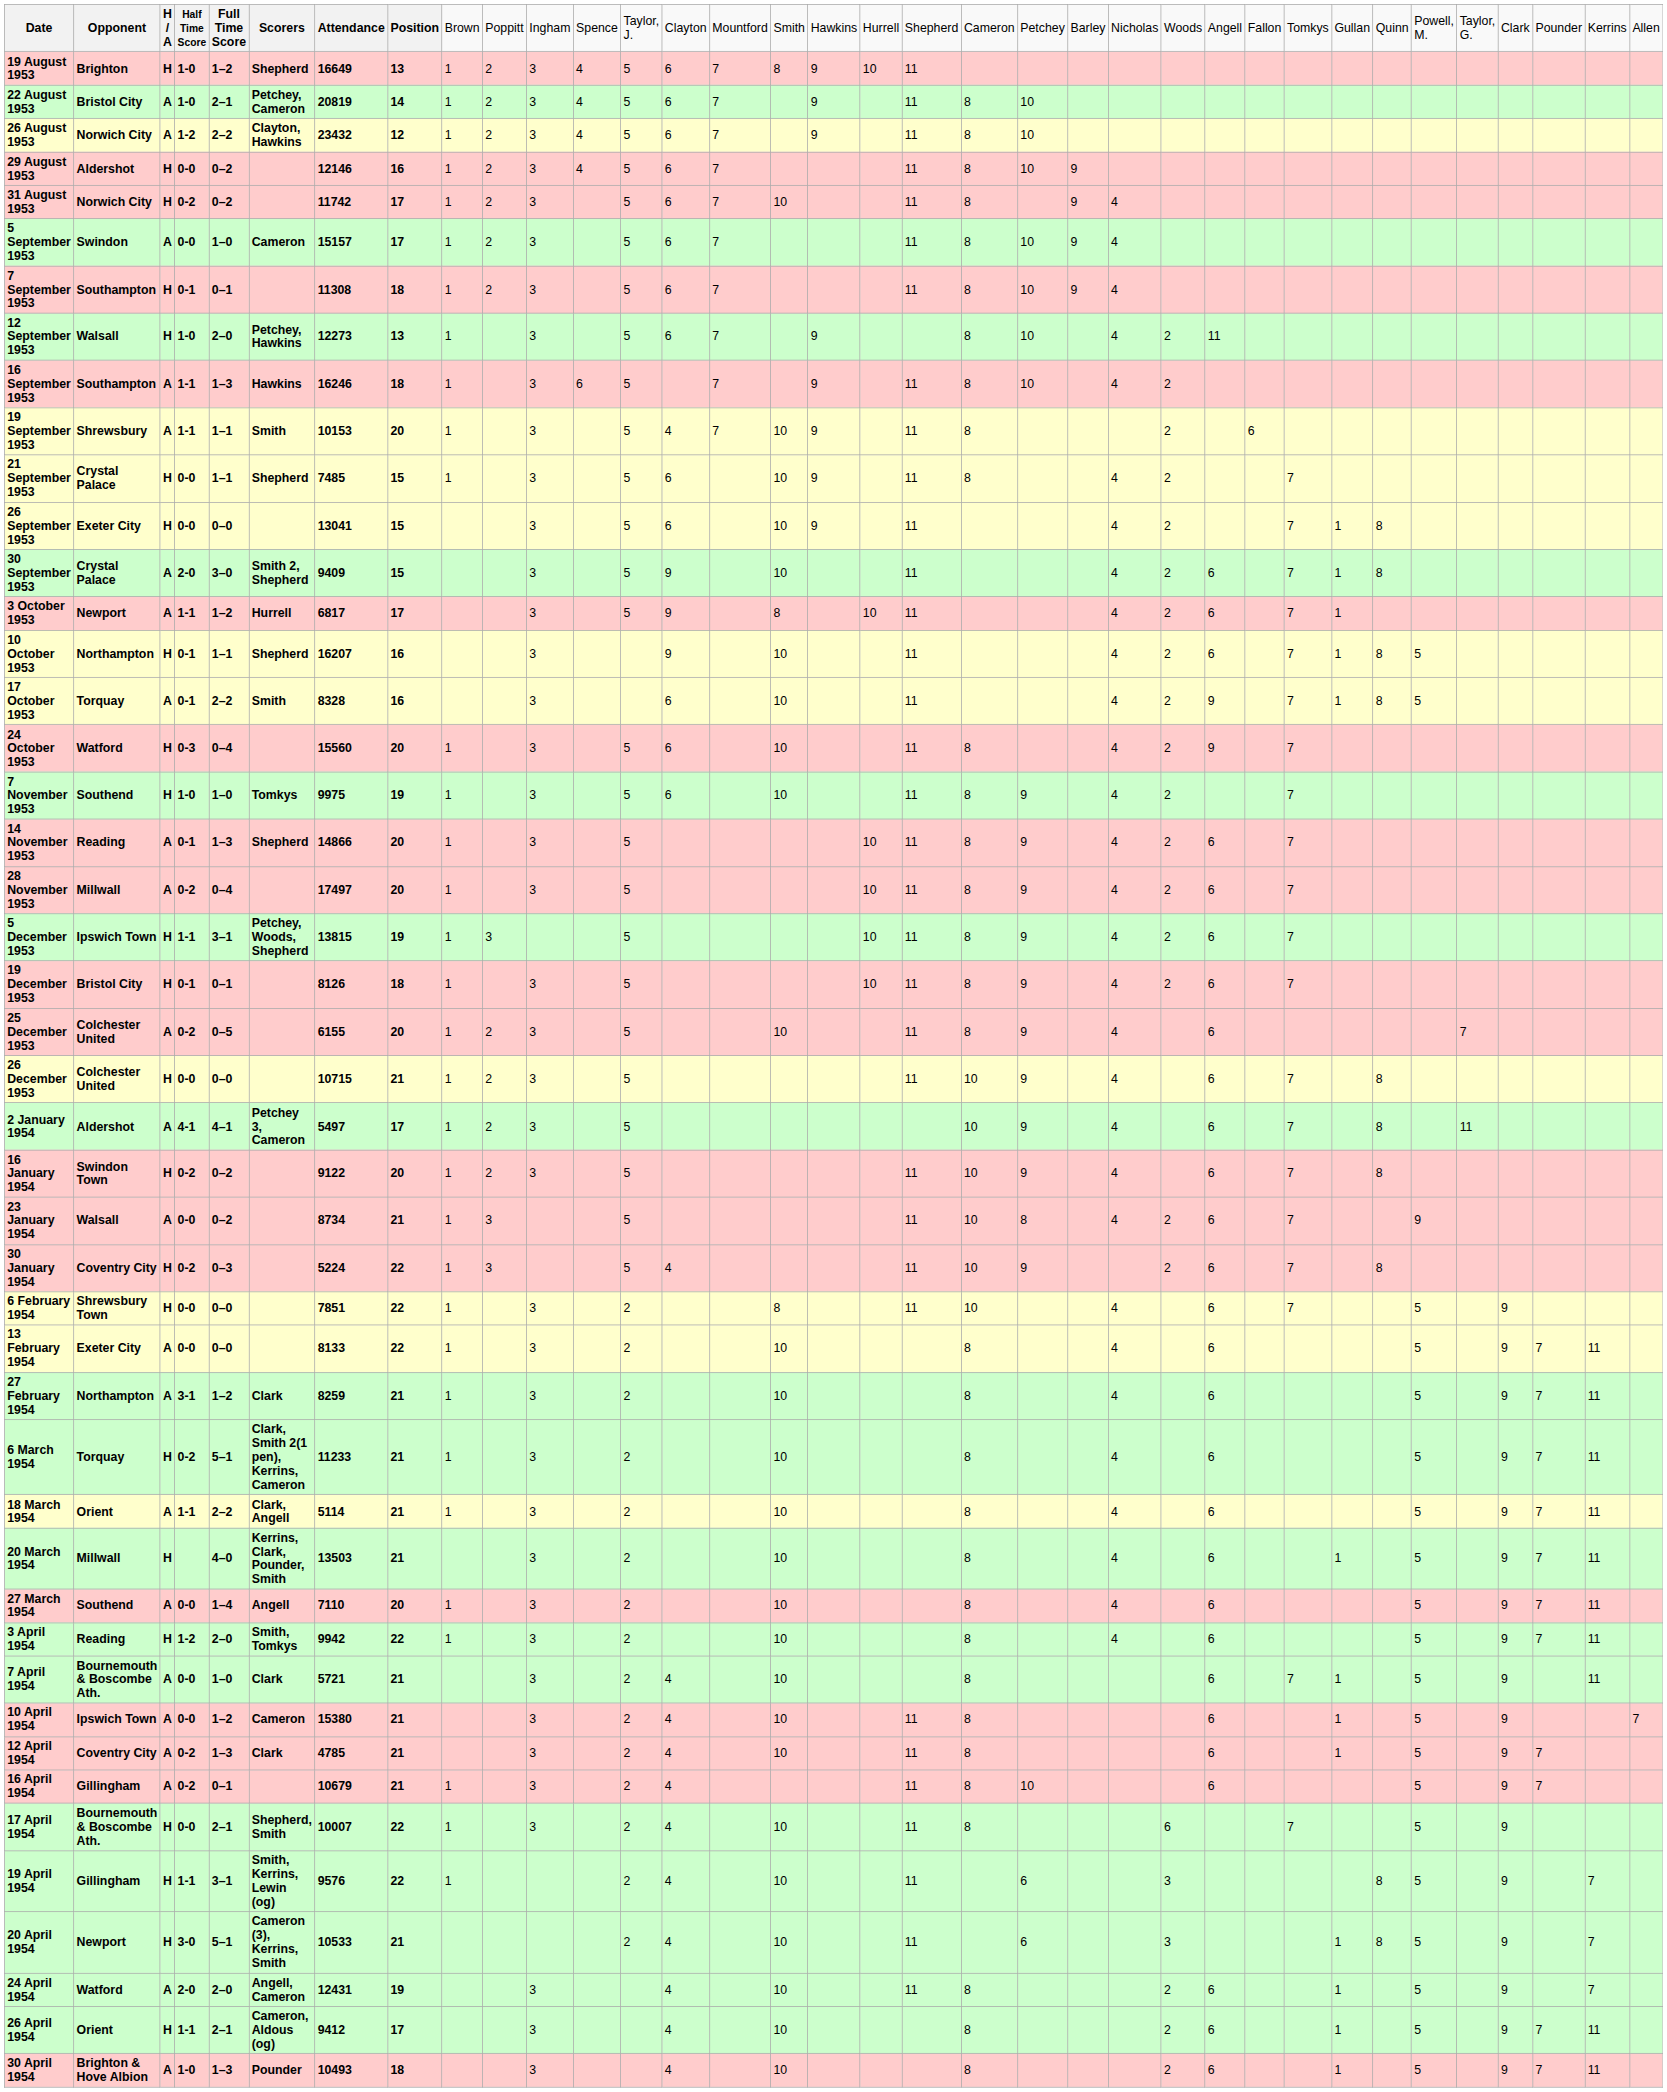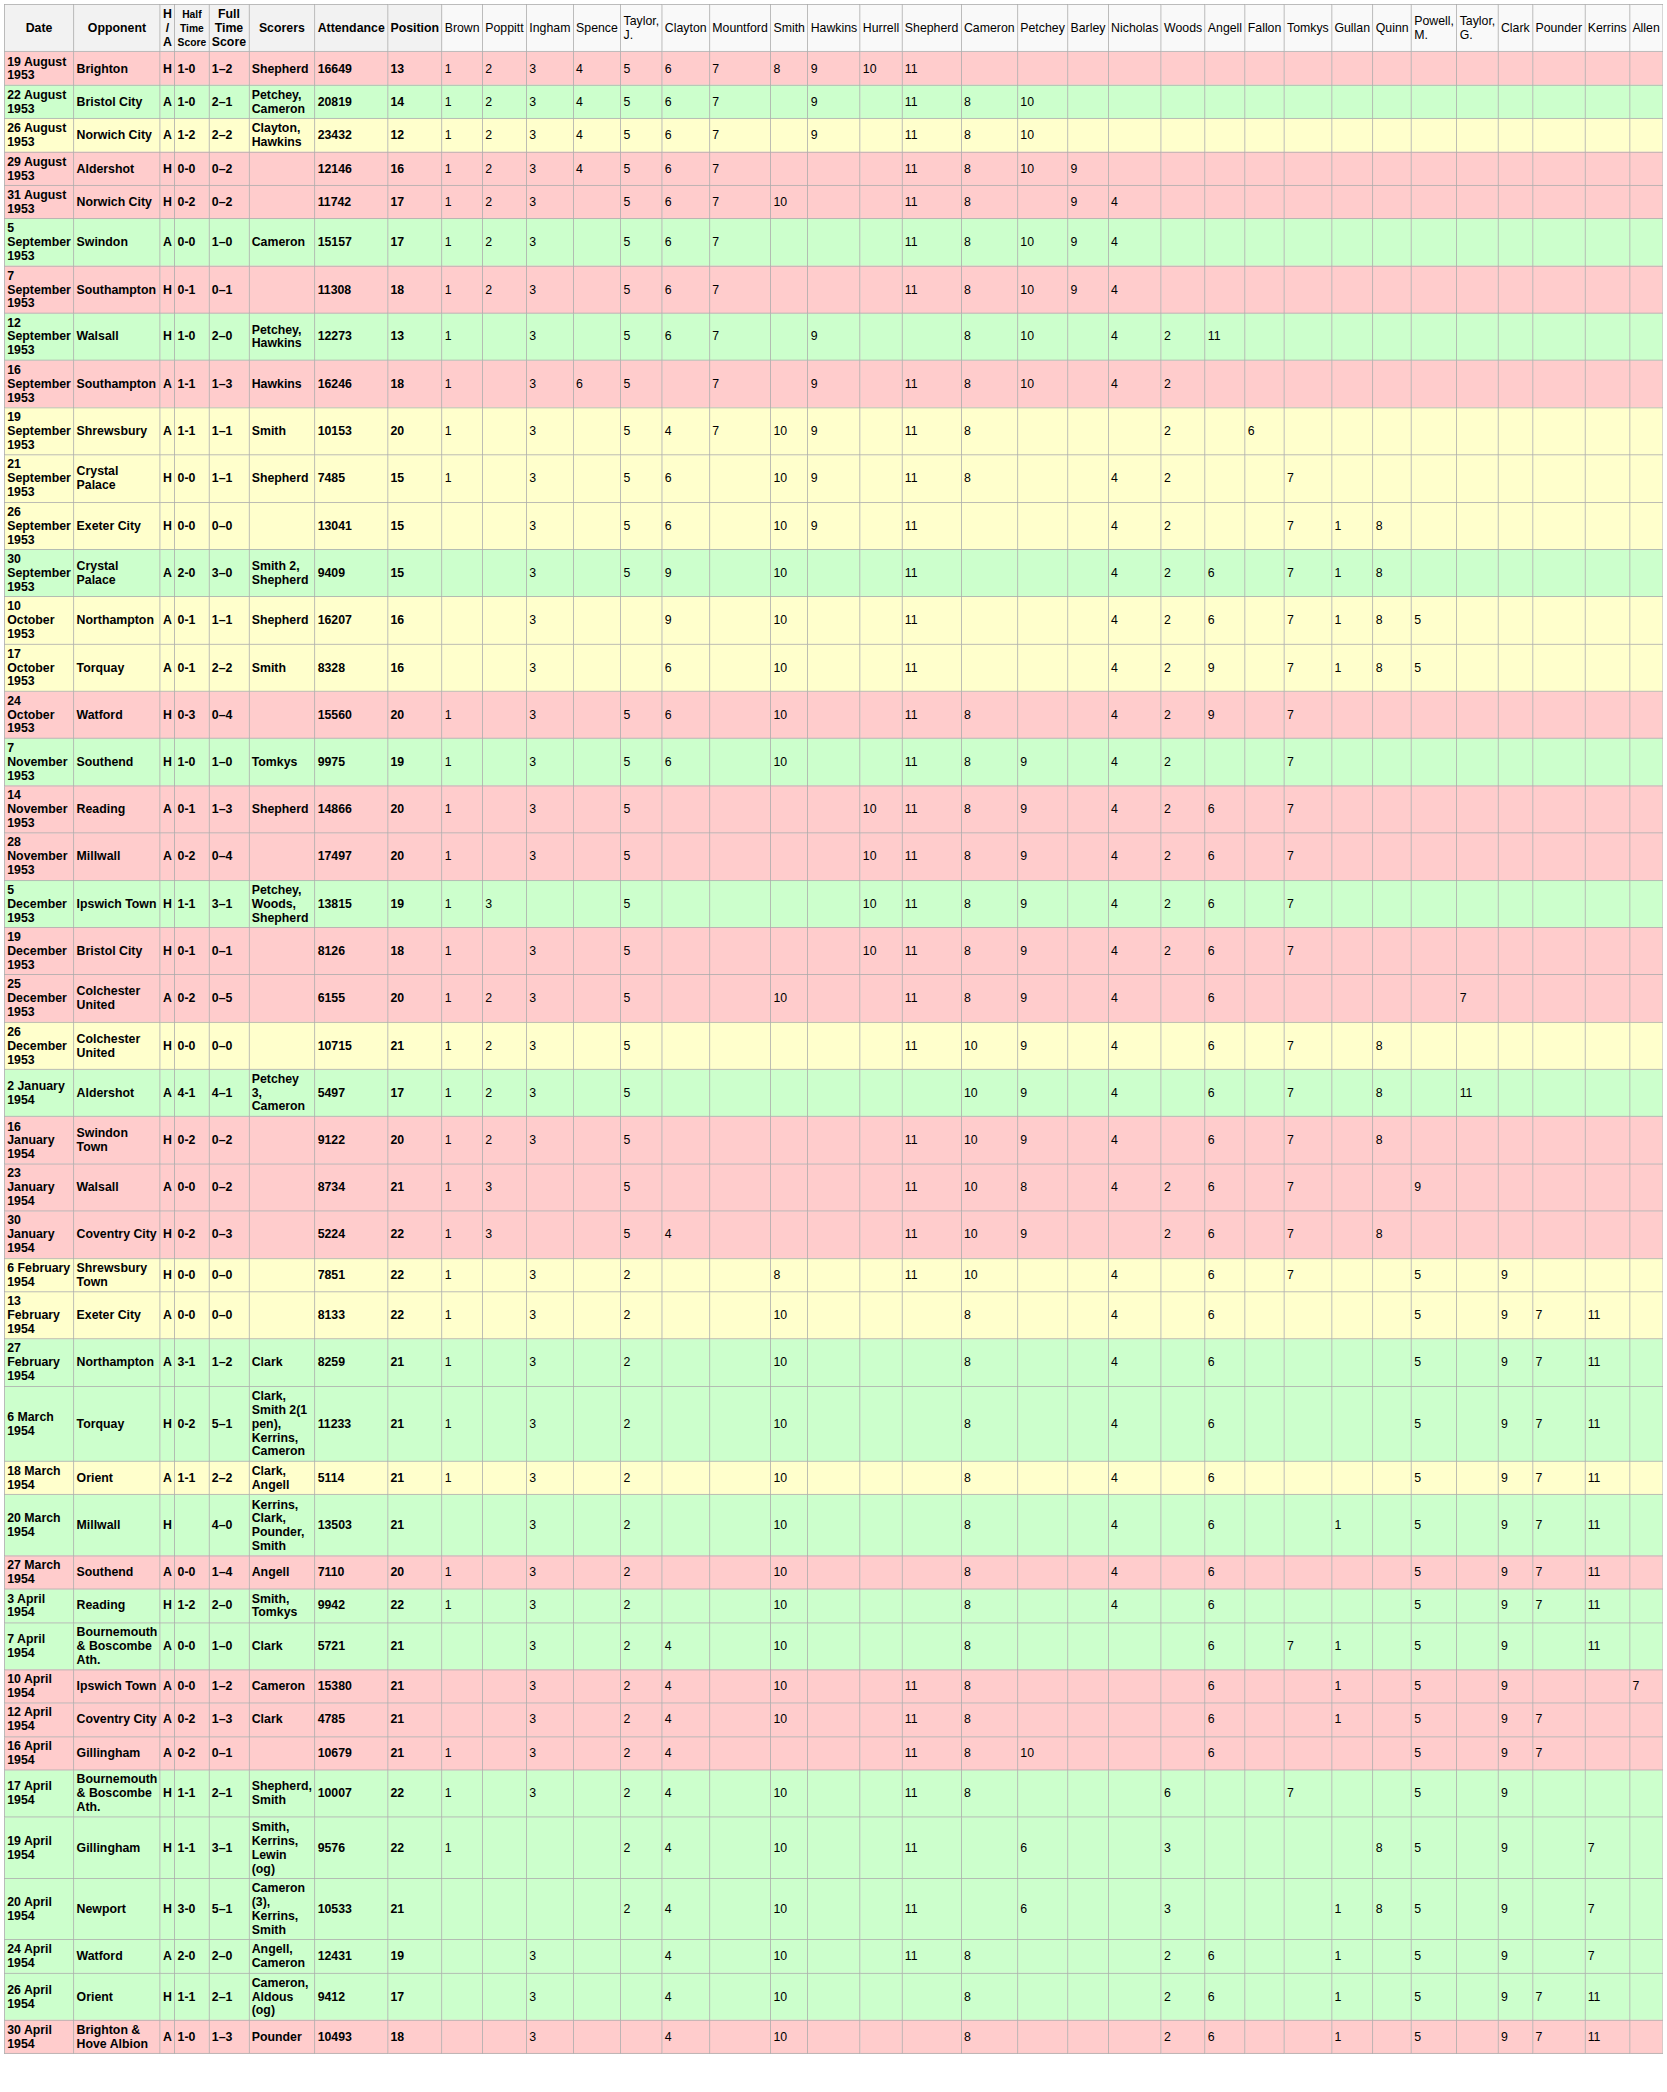- row: (36, 613)
(167, 653) H -> (167, 620) A
(187, 1827) 0-0 -> (187, 1793) 1-1
